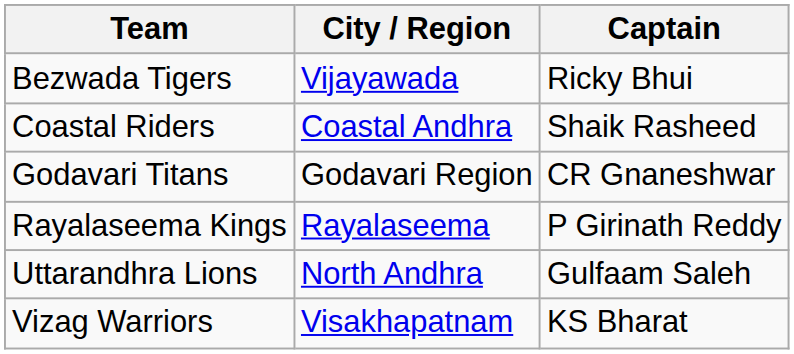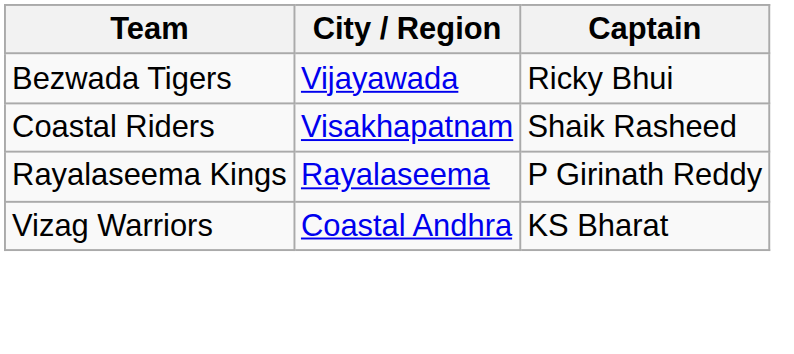(407, 126) Coastal Andhra -> (407, 126) Visakhapatnam
- row: (120, 175)
- row: (135, 273)
(407, 322) Visakhapatnam -> (407, 224) Coastal Andhra
